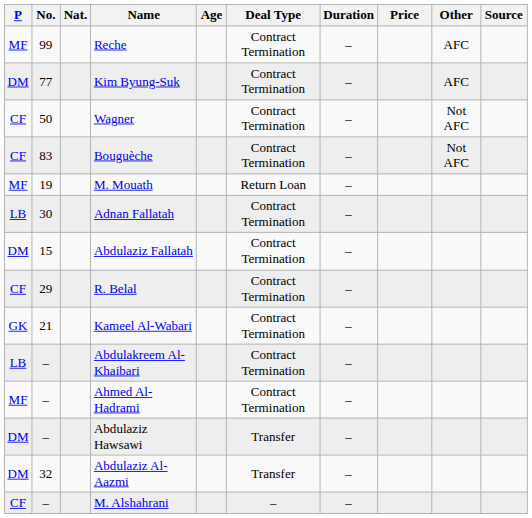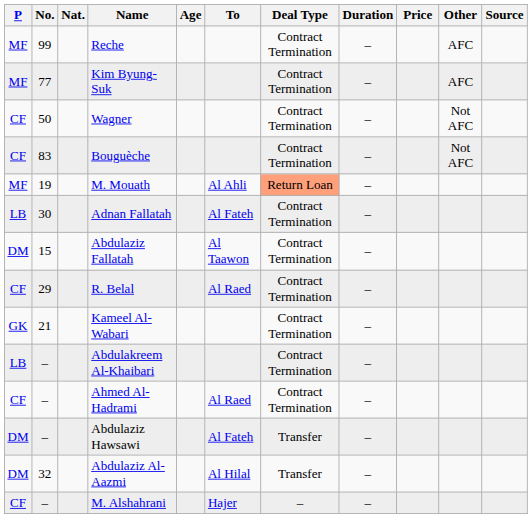+ column: (233, 15)
(18, 81) DM -> (18, 81) MF
(273, 185) no background -> (300, 185) lightsalmon background
(18, 399) MF -> (18, 399) CF
